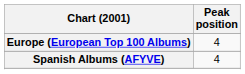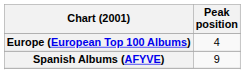(217, 59) 4 -> (217, 59) 9
